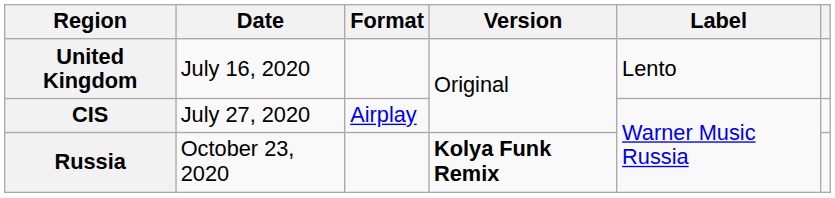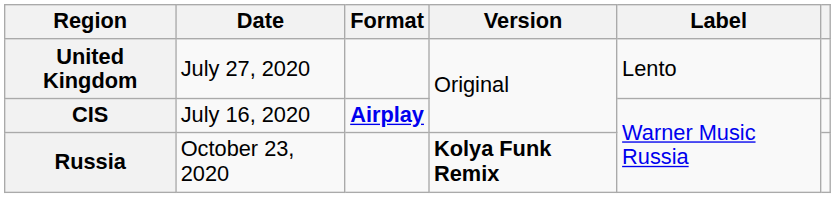(245, 68) July 16, 2020 -> (245, 68) July 27, 2020
(245, 115) July 27, 2020 -> (245, 115) July 16, 2020
(383, 115) normal -> (387, 115) bold
